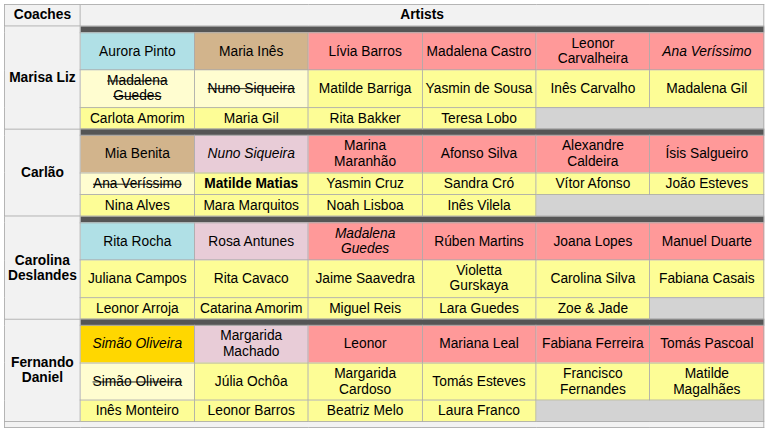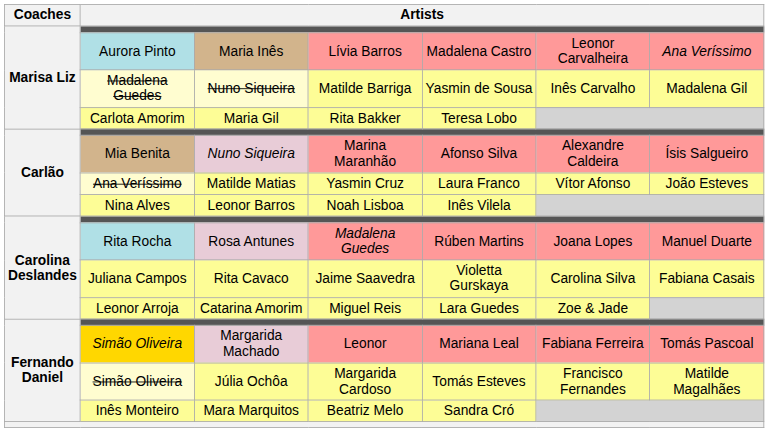(251, 183) bold -> (251, 183) normal
(479, 183) Sandra Cró -> (479, 183) Laura Franco
(251, 205) Mara Marquitos -> (251, 205) Leonor Barros
(251, 411) Leonor Barros -> (251, 411) Mara Marquitos
(479, 411) Laura Franco -> (479, 411) Sandra Cró
